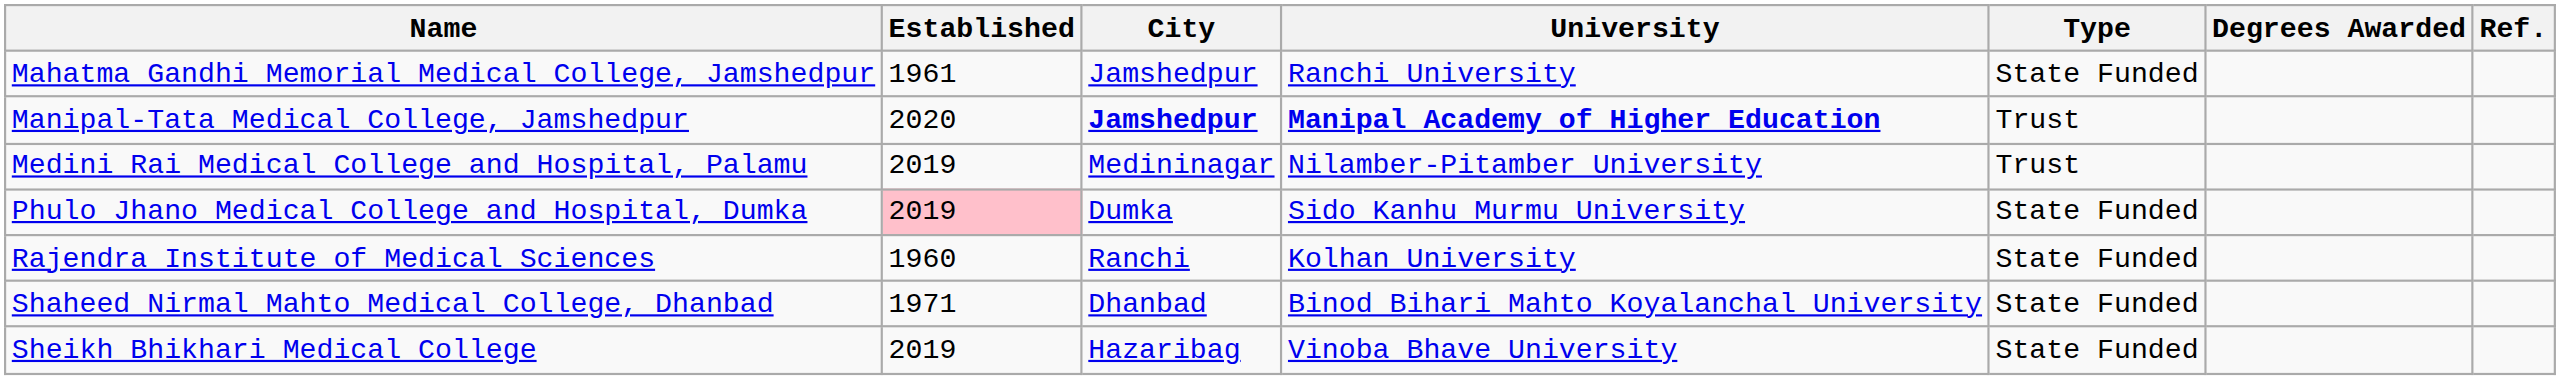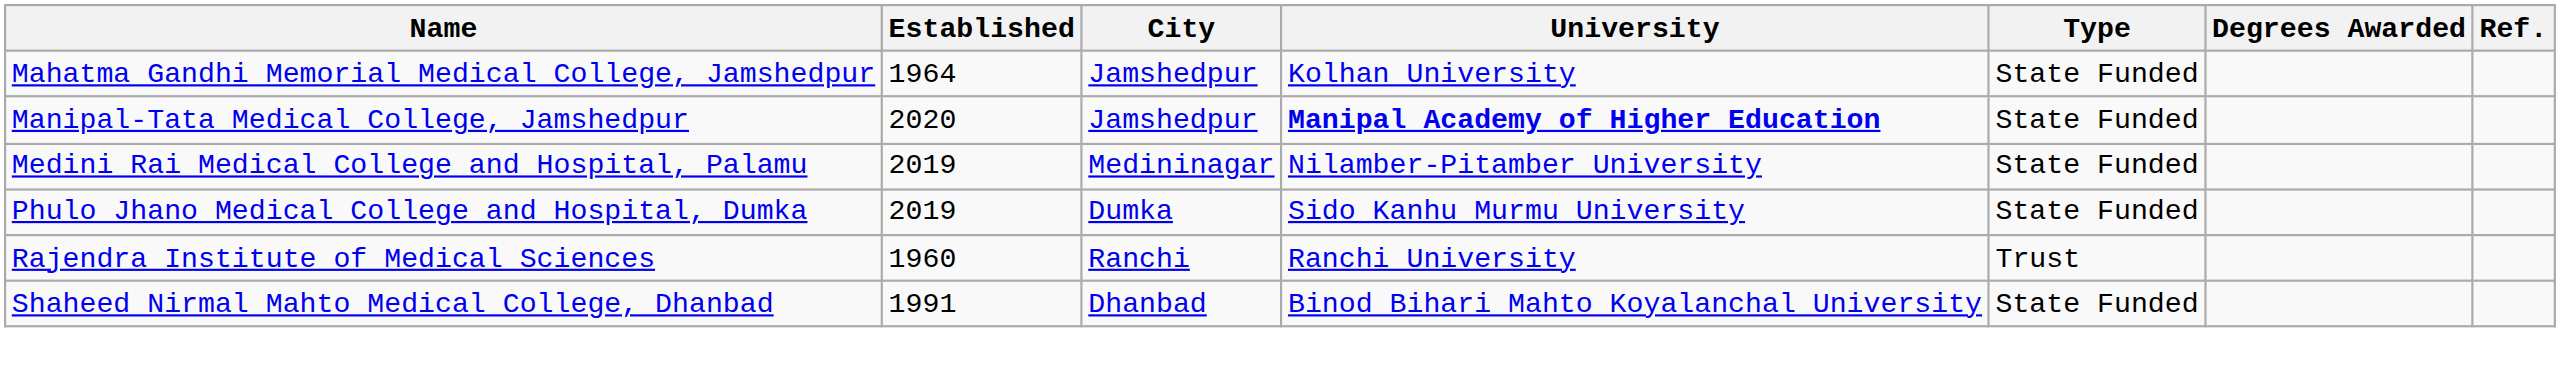(922, 74) 1961 -> (922, 74) 1964
(1432, 74) Ranchi University -> (1432, 74) Kolhan University
(1173, 120) bold -> (1173, 120) normal
(2038, 120) Trust -> (2097, 120) State Funded
(2038, 166) Trust -> (2097, 166) State Funded
(922, 212) pink background -> (922, 212) no background
(1432, 258) Kolhan University -> (1432, 258) Ranchi University
(2097, 258) State Funded -> (2038, 258) Trust
(922, 304) 1971 -> (922, 304) 1991
- row: (274, 350)
